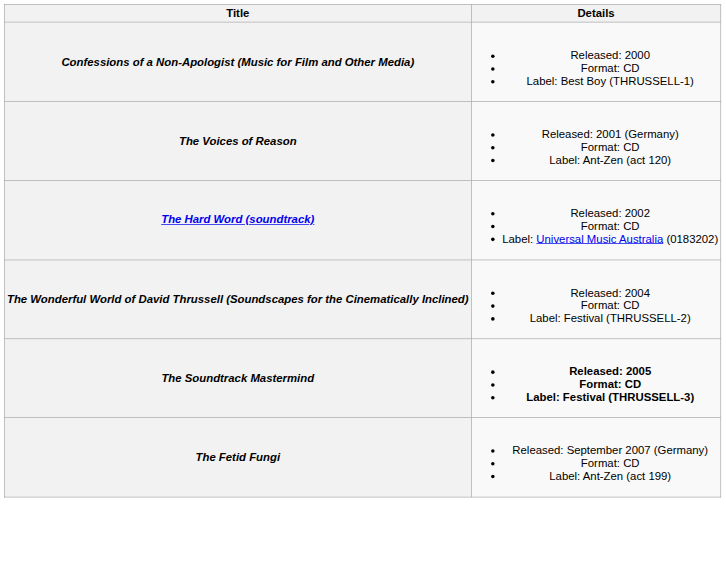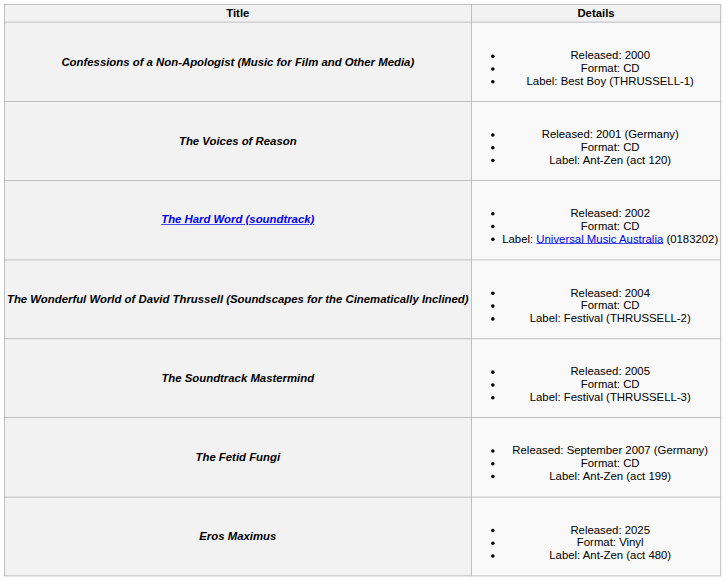(596, 385) bold -> (596, 385) normal
+ row: (238, 536)
